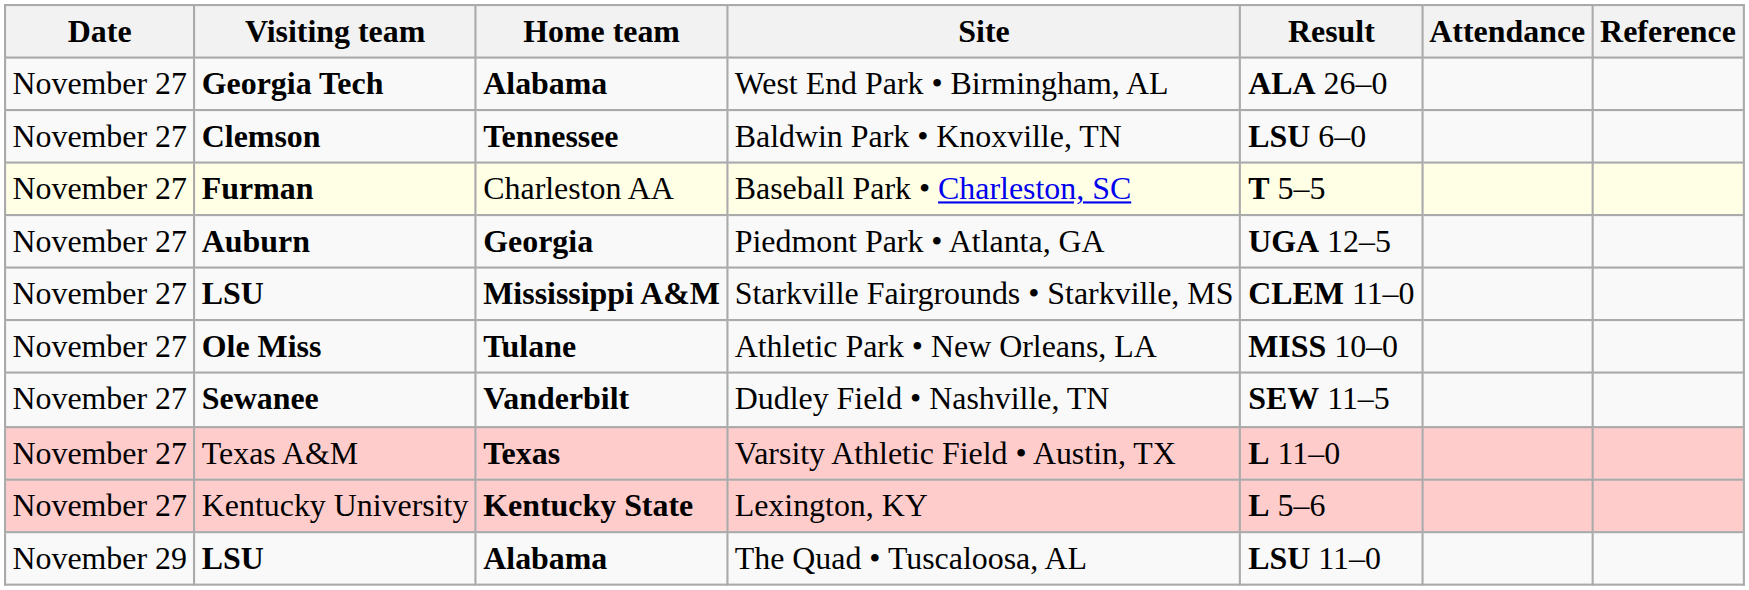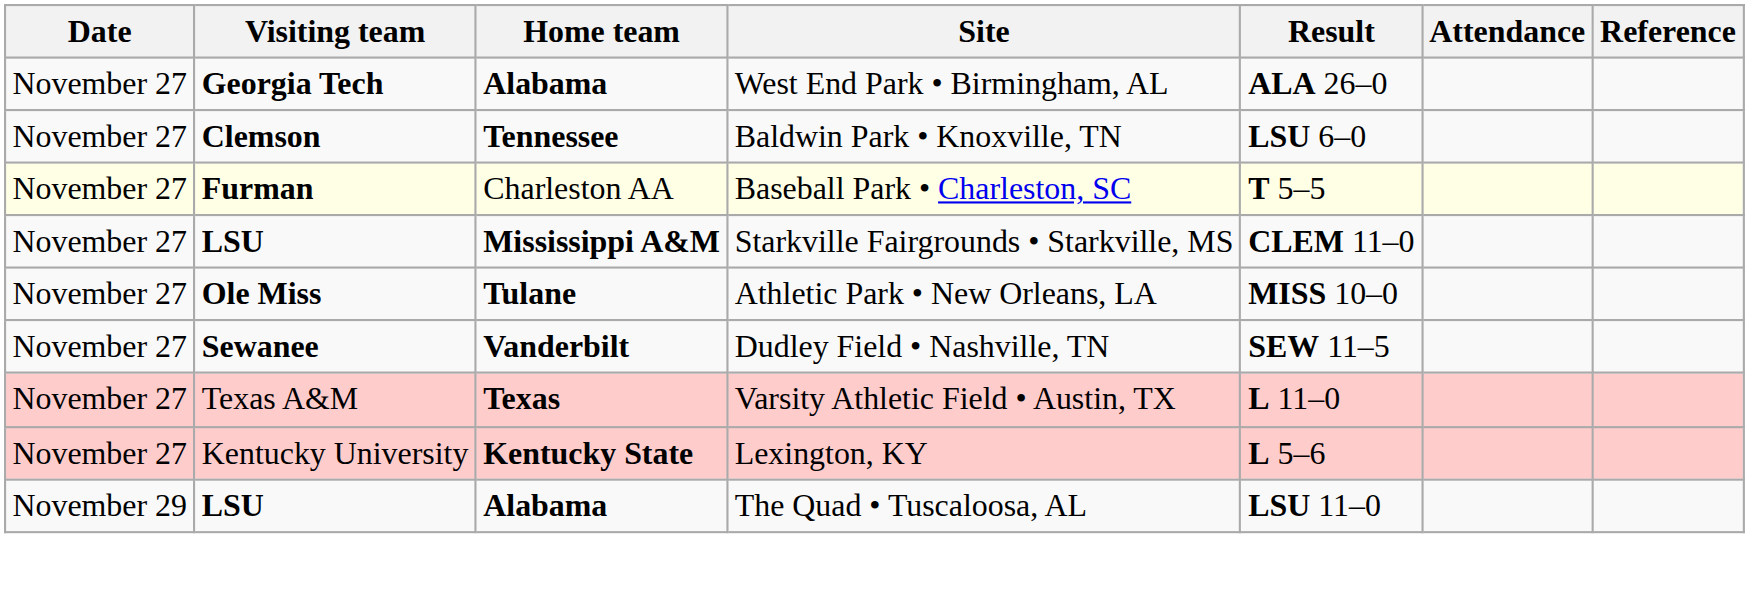- row: (920, 241)
